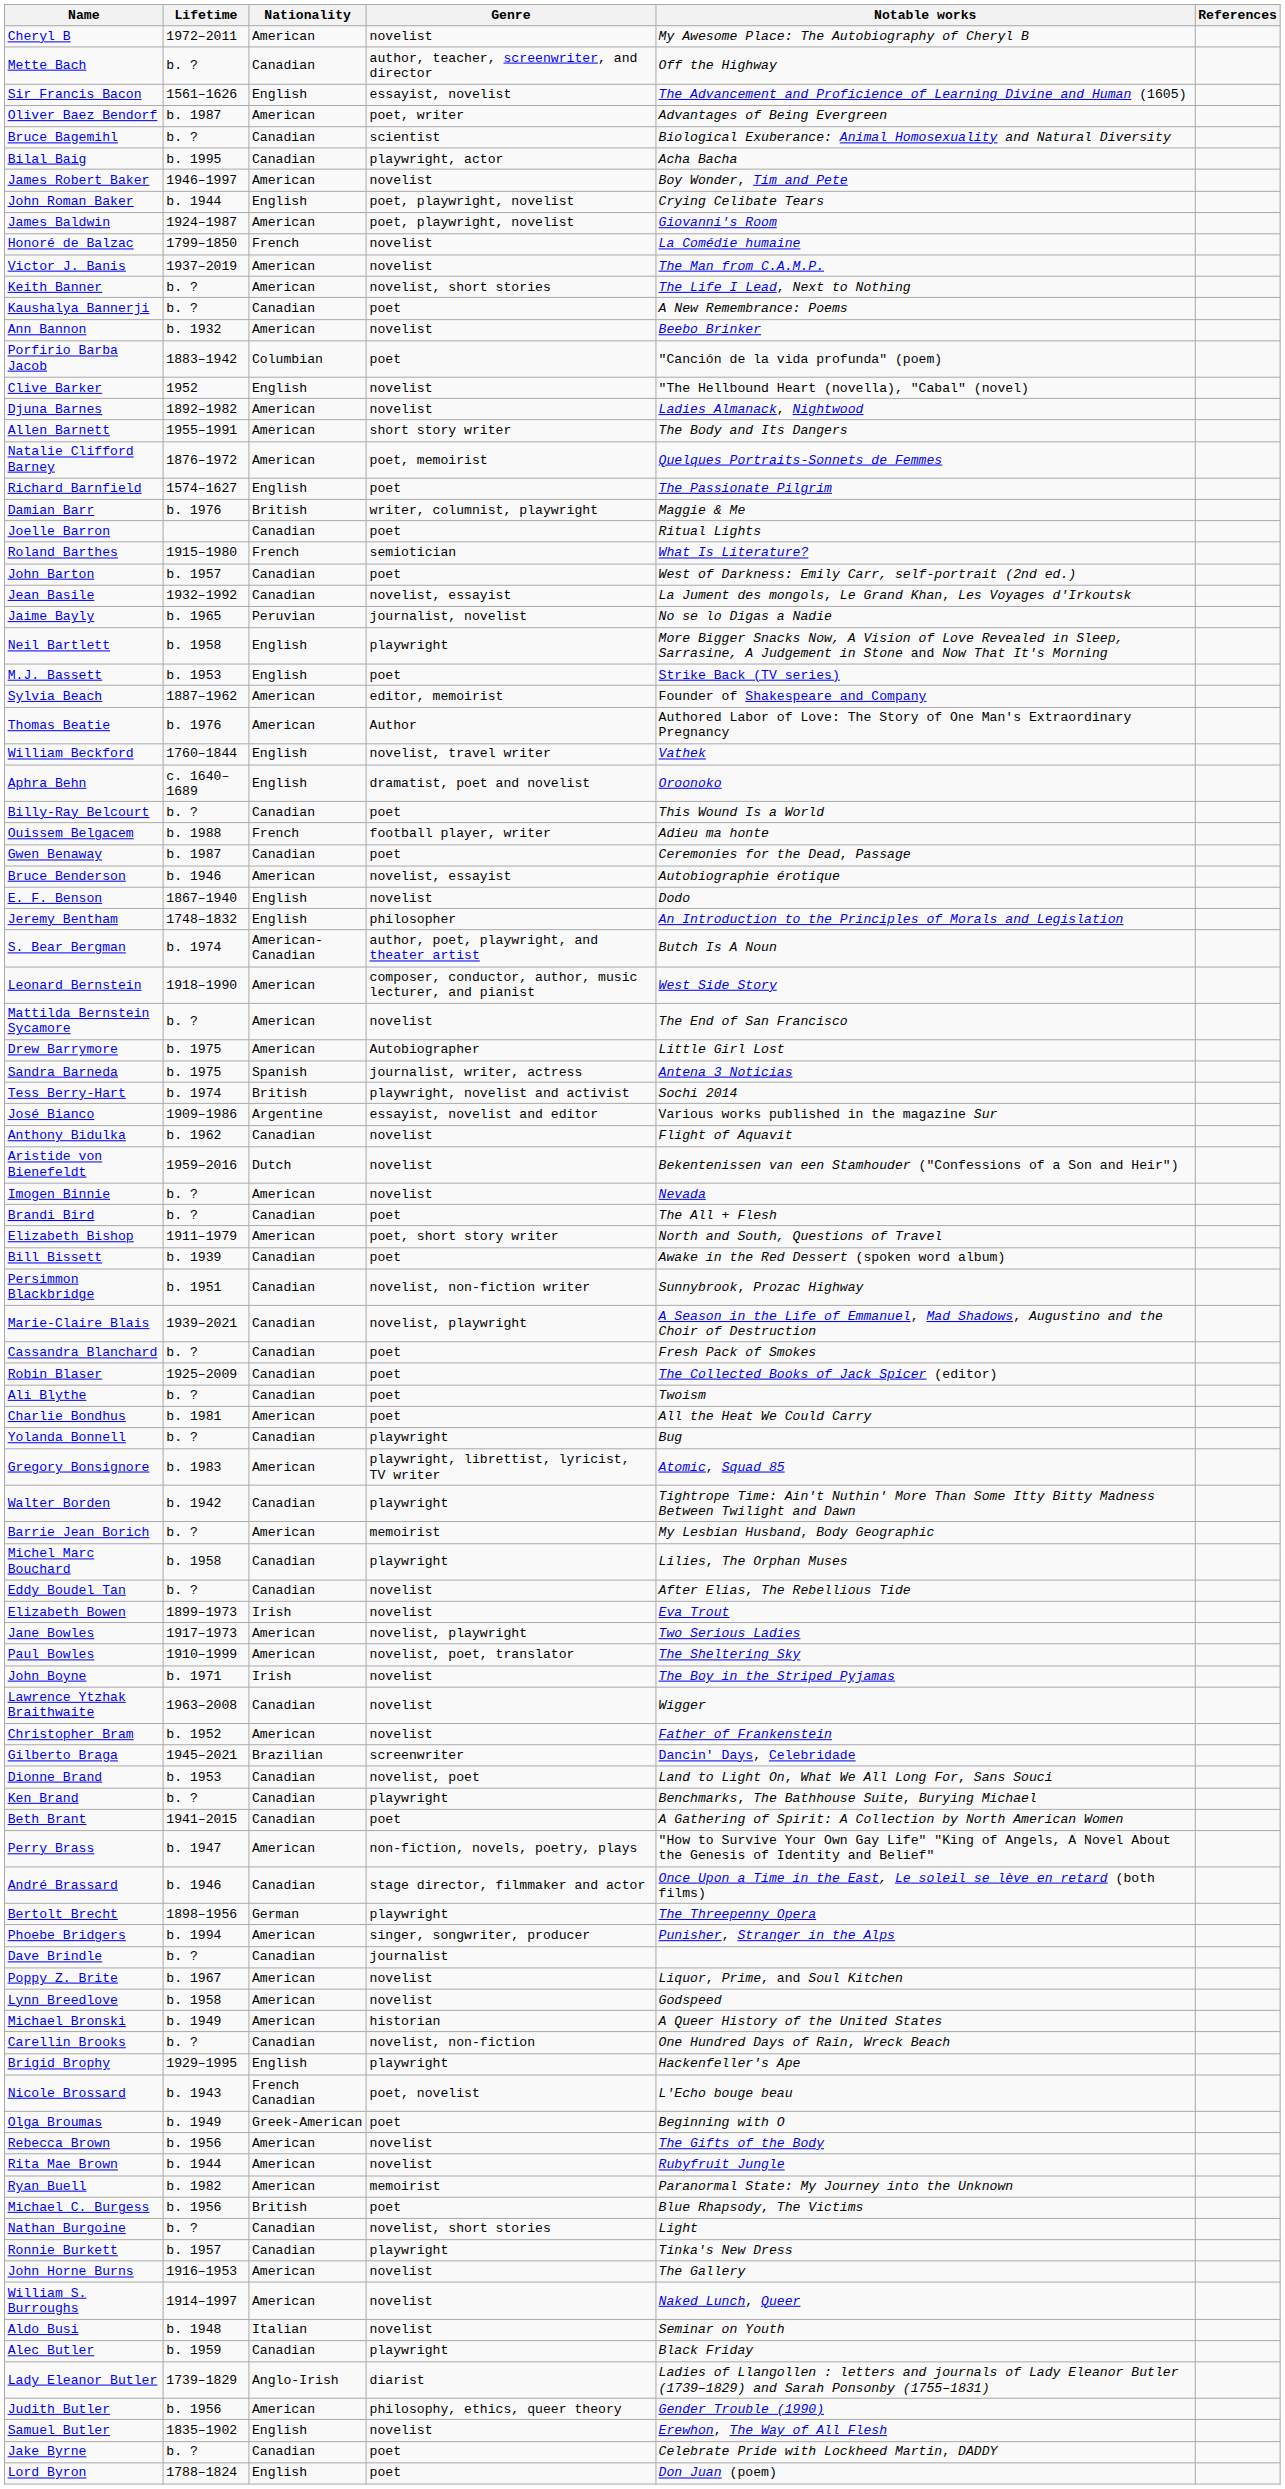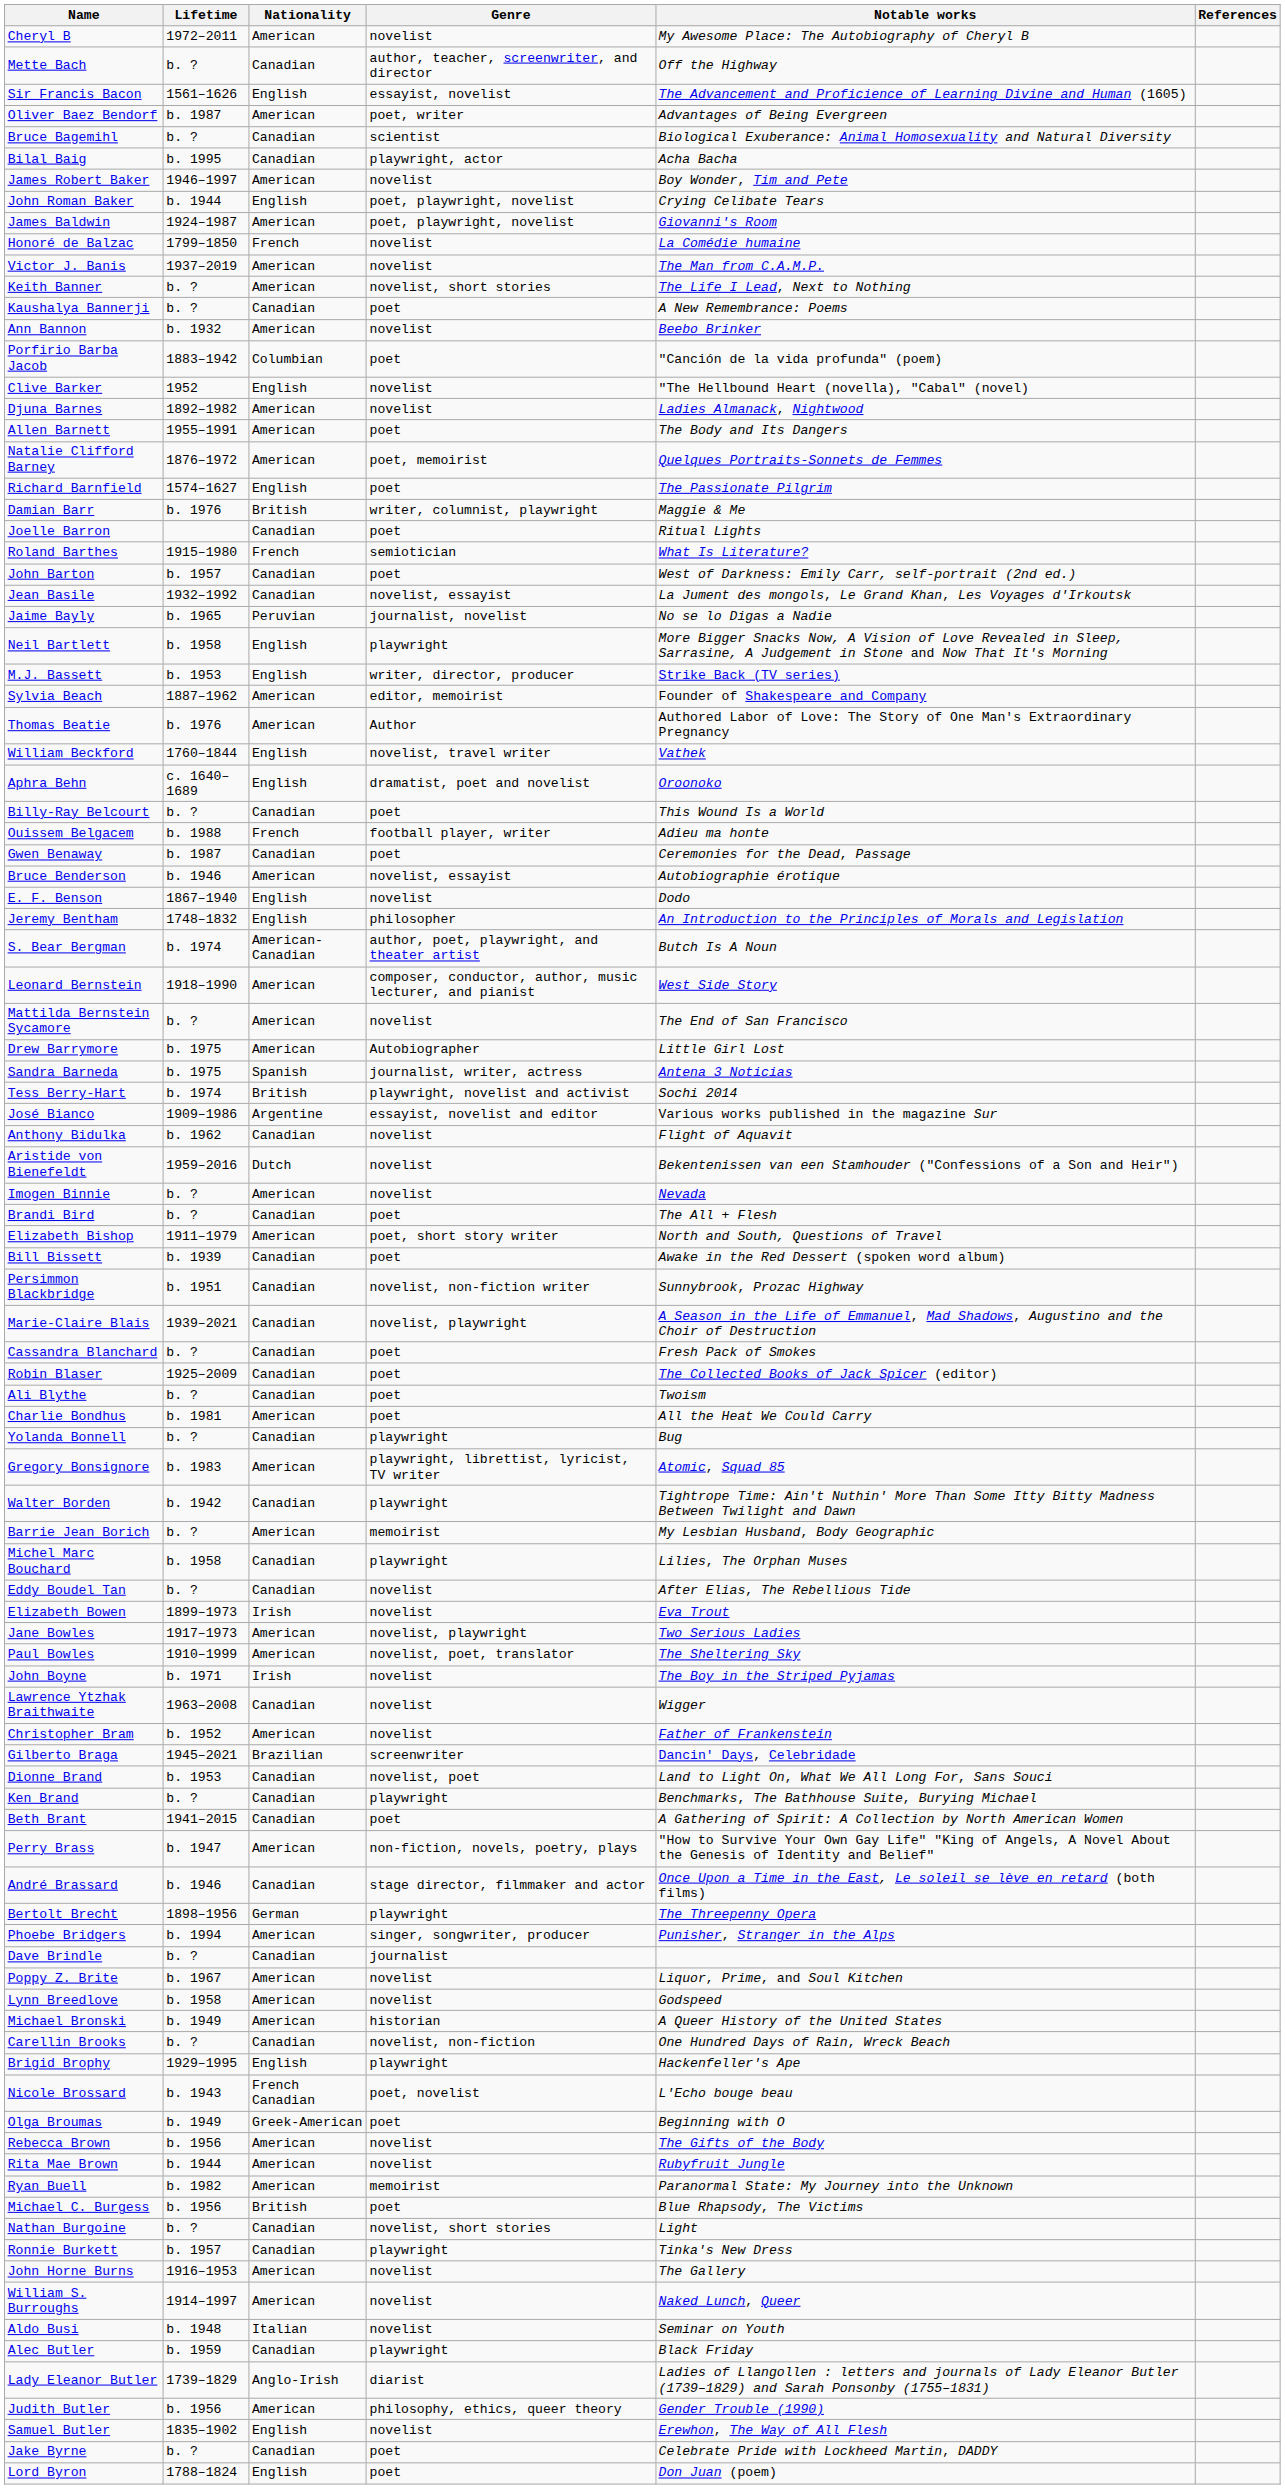(440, 431) short story writer -> (385, 431) poet
(385, 675) poet -> (472, 675) writer, director, producer
